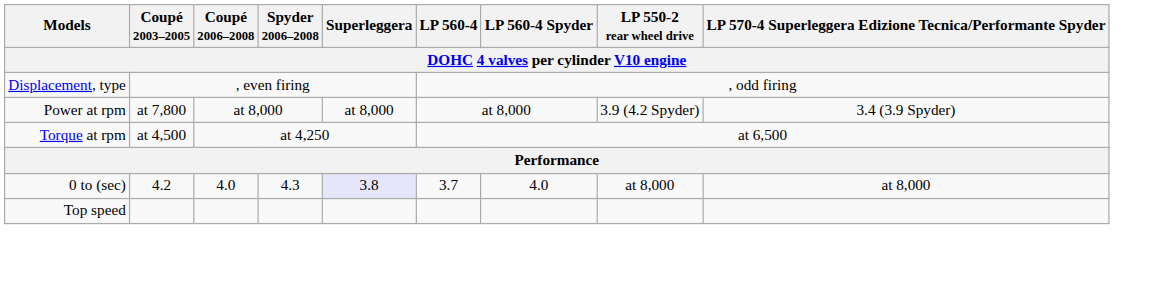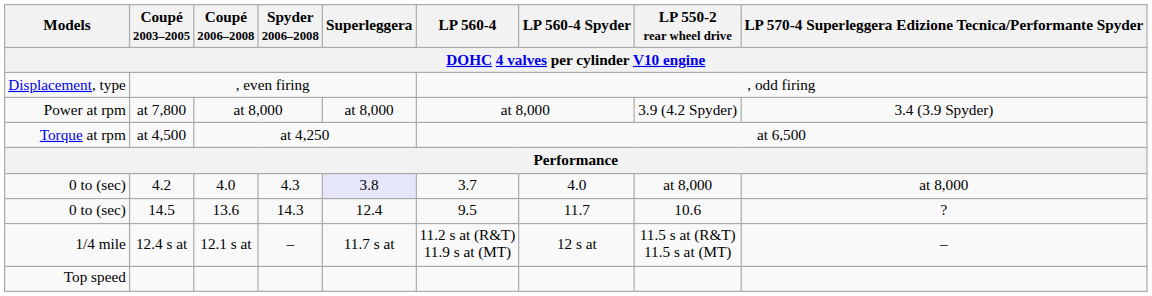+ row: (162, 210)
+ row: (162, 244)
